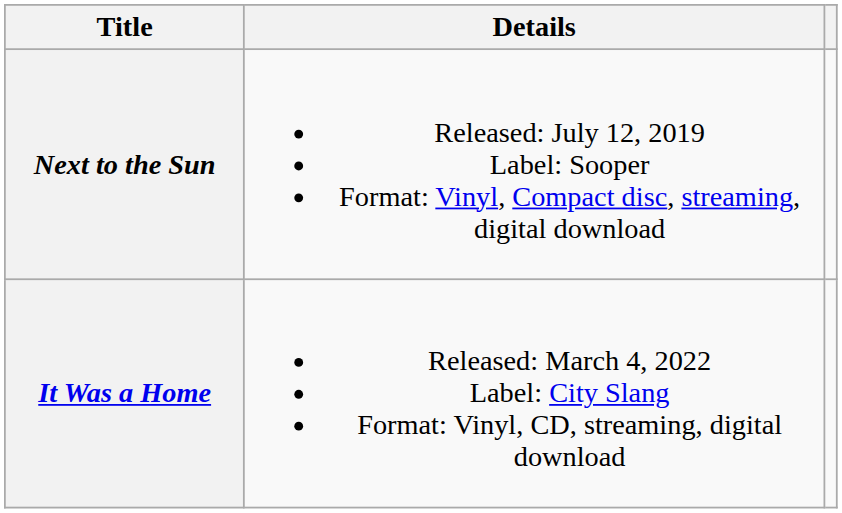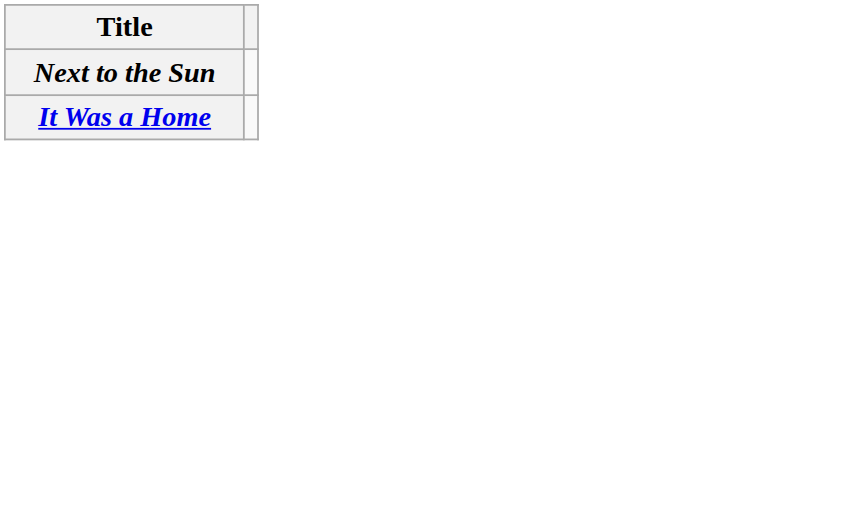- column: (534, 26)
